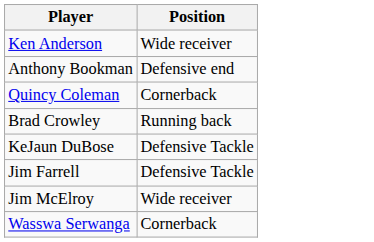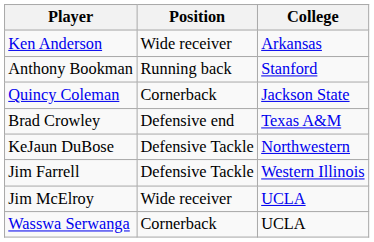+ column: (313, 17)
(187, 69) Defensive end -> (186, 69) Running back
(186, 120) Running back -> (187, 120) Defensive end
